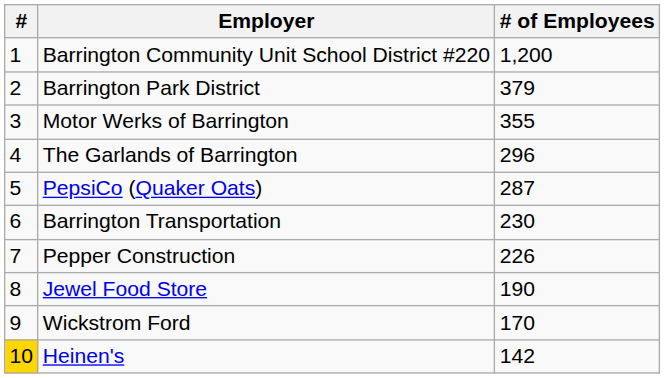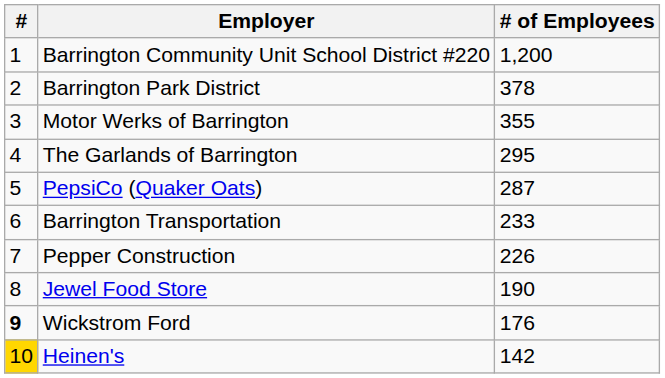(517, 88) 379 -> (517, 88) 378
(517, 155) 296 -> (517, 155) 295
(517, 222) 230 -> (517, 222) 233
(15, 322) normal -> (15, 322) bold
(517, 322) 170 -> (517, 322) 176
